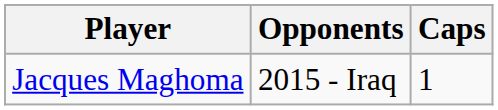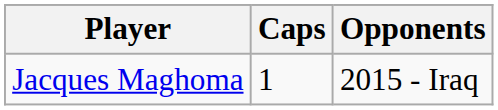columns swapped: (452, 29) <-> (331, 29)
